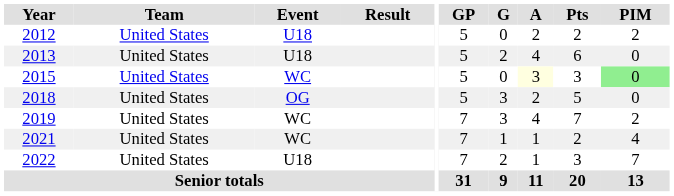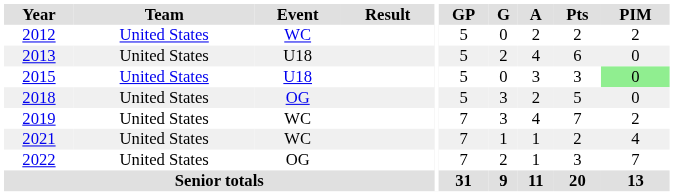(298, 35) U18 -> (298, 35) WC
(298, 76) WC -> (298, 76) U18
(536, 76) lightyellow background -> (536, 76) no background
(298, 159) U18 -> (298, 159) OG
